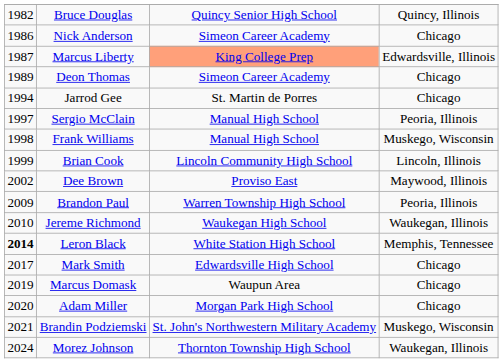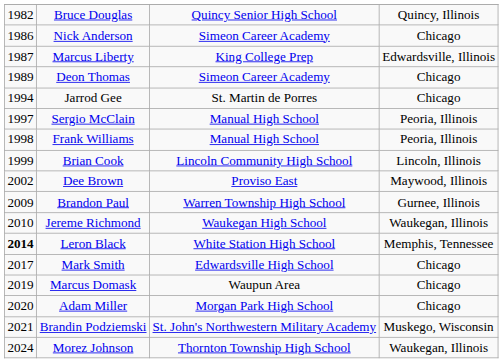(264, 56) lightsalmon background -> (264, 56) no background
(439, 139) Muskego, Wisconsin -> (439, 139) Peoria, Illinois
(439, 202) Peoria, Illinois -> (439, 202) Gurnee, Illinois
